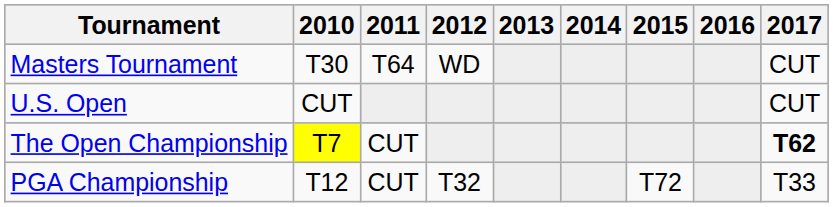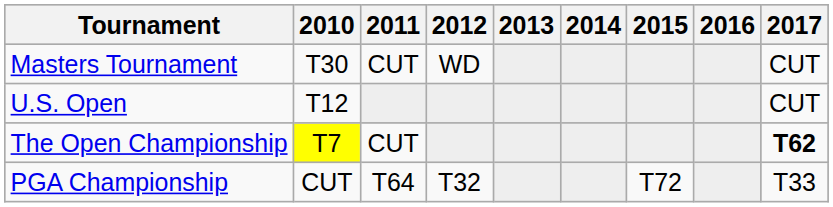(393, 64) T64 -> (393, 64) CUT
(327, 104) CUT -> (327, 104) T12
(327, 183) T12 -> (327, 183) CUT
(393, 183) CUT -> (393, 183) T64
